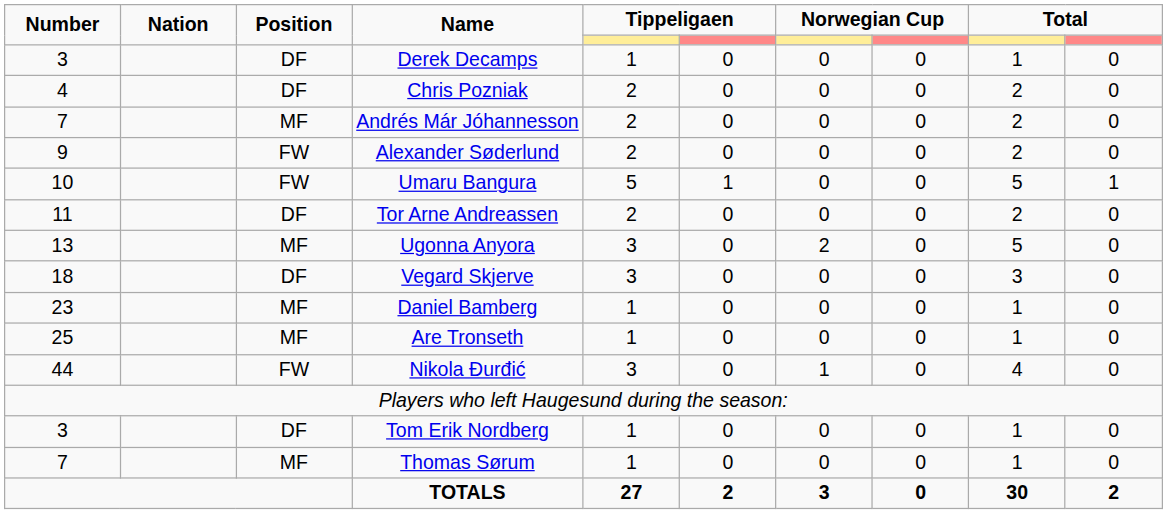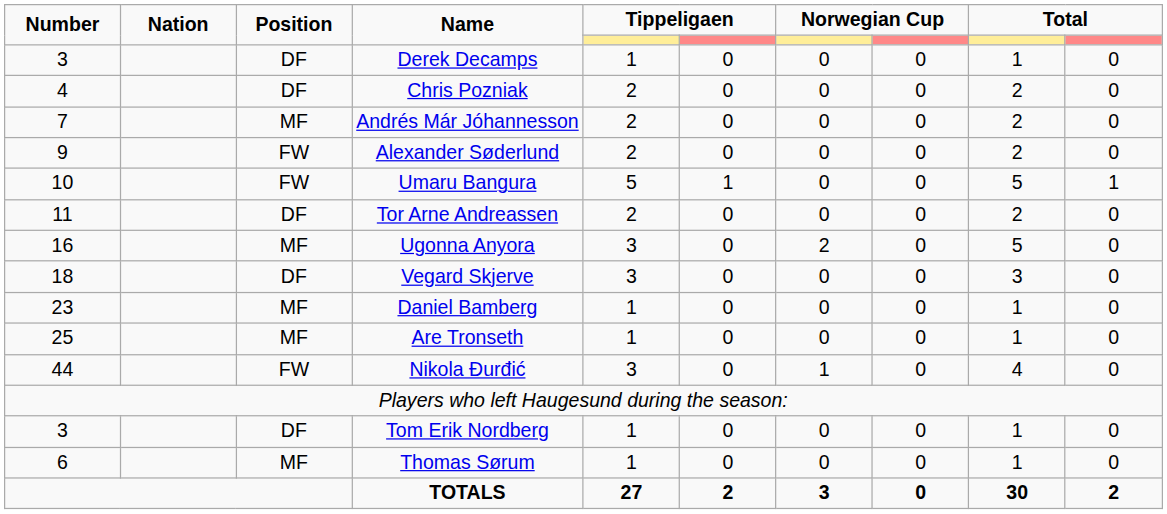(62, 245) 13 -> (62, 245) 16
(62, 462) 7 -> (62, 462) 6
